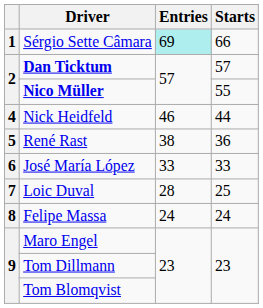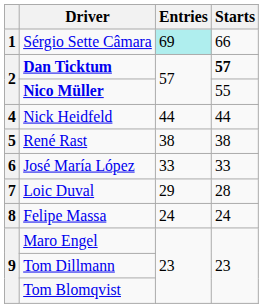(223, 66) normal -> (223, 66) bold
(167, 116) 46 -> (167, 116) 44
(223, 141) 36 -> (223, 141) 38
(167, 191) 28 -> (167, 191) 29
(223, 191) 25 -> (223, 191) 28
